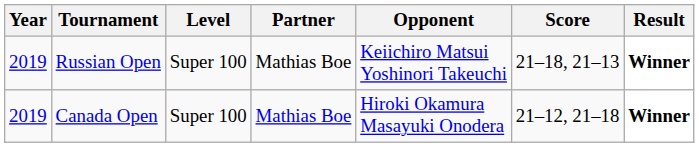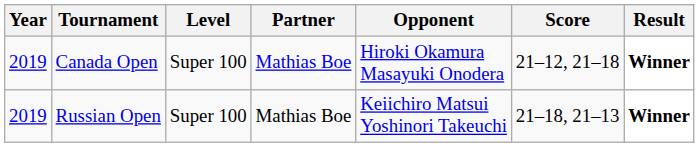rows swapped: (107, 116) <-> (108, 62)
